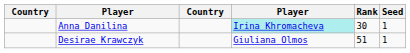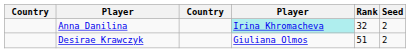(362, 26) 30 -> (362, 26) 32
(385, 26) 1 -> (385, 26) 2
(385, 40) 1 -> (385, 40) 2
